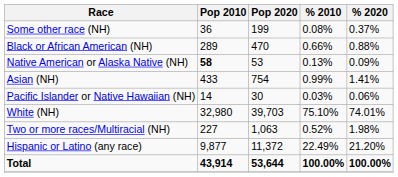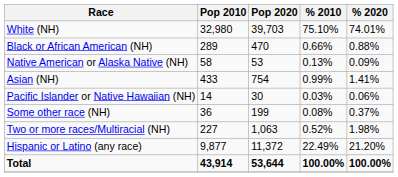rows swapped: (33, 113) <-> (58, 29)
(206, 63) bold -> (206, 63) normal
